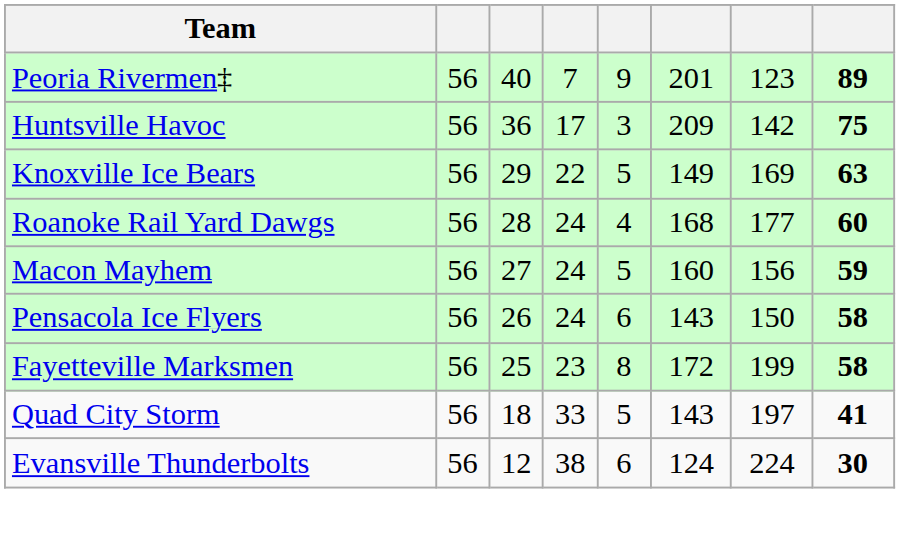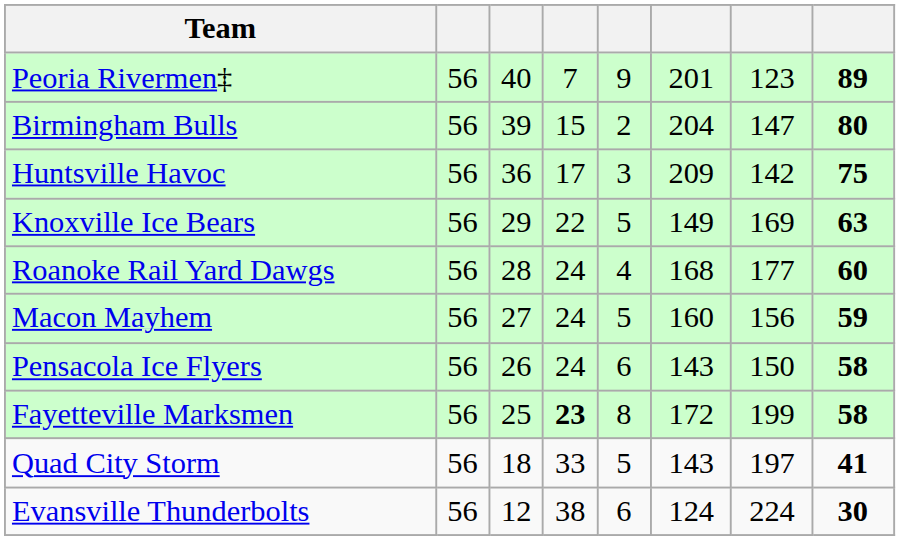+ row: (125, 125)
(570, 366) normal -> (570, 414) bold
